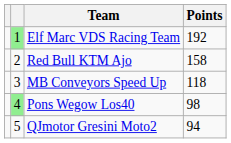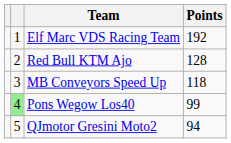(17, 38) lightgreen background -> (17, 38) no background
(197, 60) 158 -> (197, 60) 128
(193, 105) 98 -> (193, 105) 99
